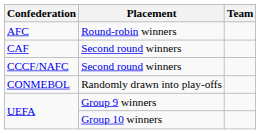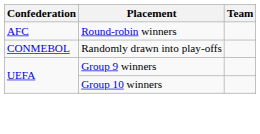- row: (18, 48)
- row: (38, 66)
